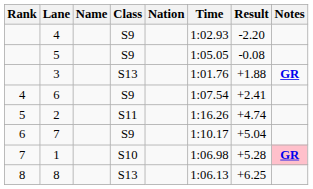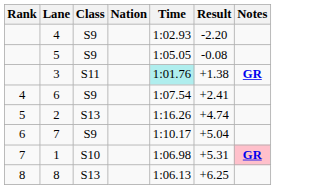- column: (92, 14)
(128, 74) S13 -> (90, 74) S11
(209, 74) no background -> (172, 74) paleturquoise background
(252, 74) +1.88 -> (214, 74) +1.38
(128, 114) S11 -> (90, 114) S13
(252, 154) +5.28 -> (214, 154) +5.31
